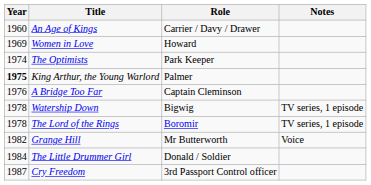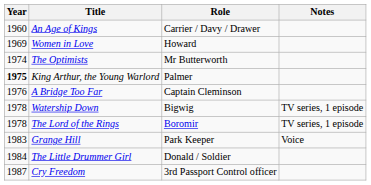(189, 60) Park Keeper -> (196, 60) Mr Butterworth
(17, 140) 1982 -> (17, 140) 1983
(196, 140) Mr Butterworth -> (189, 140) Park Keeper
